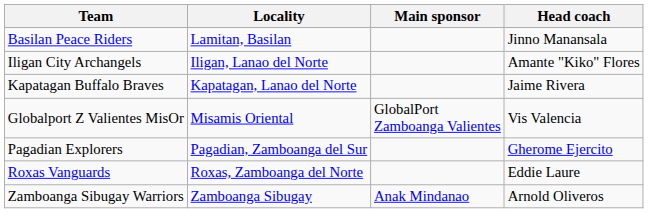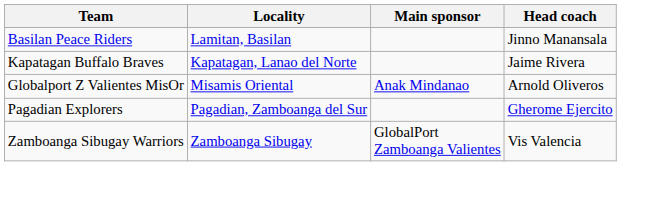- row: (74, 62)
(437, 117) GlobalPort Zamboanga Valientes -> (422, 86) Anak Mindanao
(544, 117) Vis Valencia -> (556, 86) Arnold Oliveros
- row: (59, 172)
(422, 196) Anak Mindanao -> (437, 141) GlobalPort Zamboanga Valientes
(556, 196) Arnold Oliveros -> (544, 141) Vis Valencia
